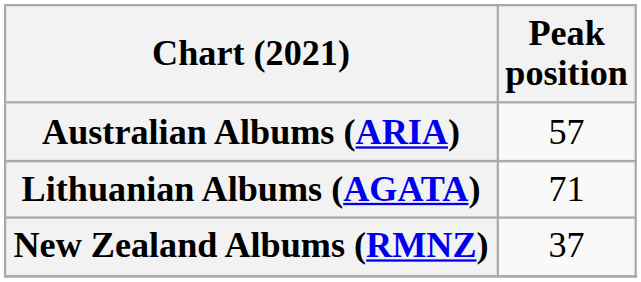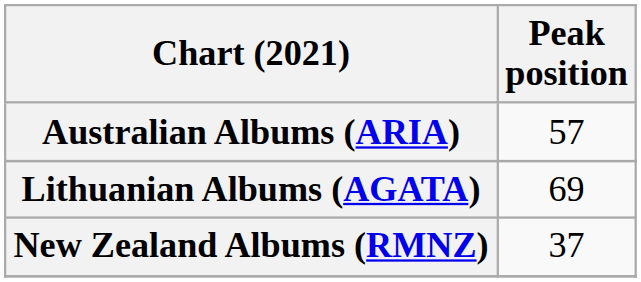(567, 188) 71 -> (567, 188) 69
